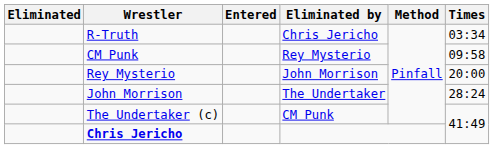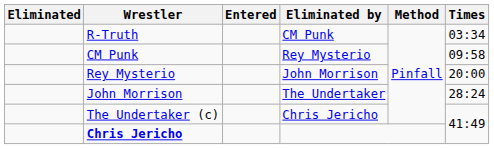(330, 34) Chris Jericho -> (308, 34) CM Punk
(308, 114) CM Punk -> (330, 114) Chris Jericho
